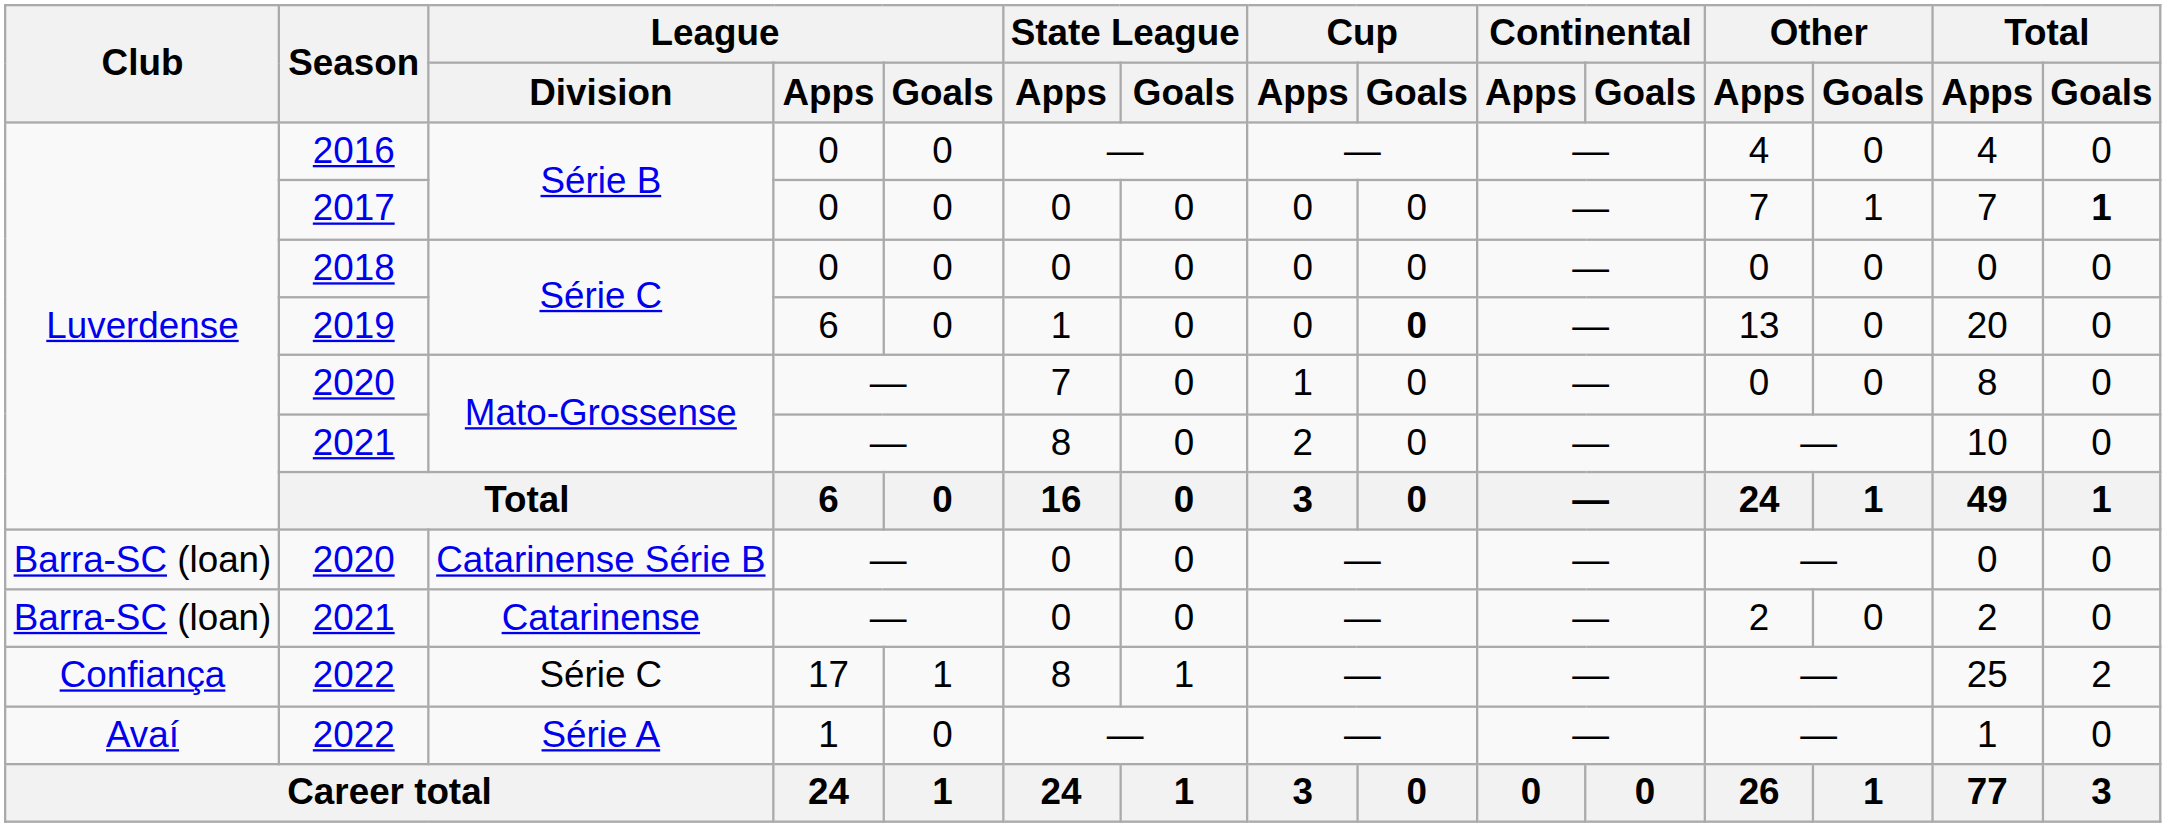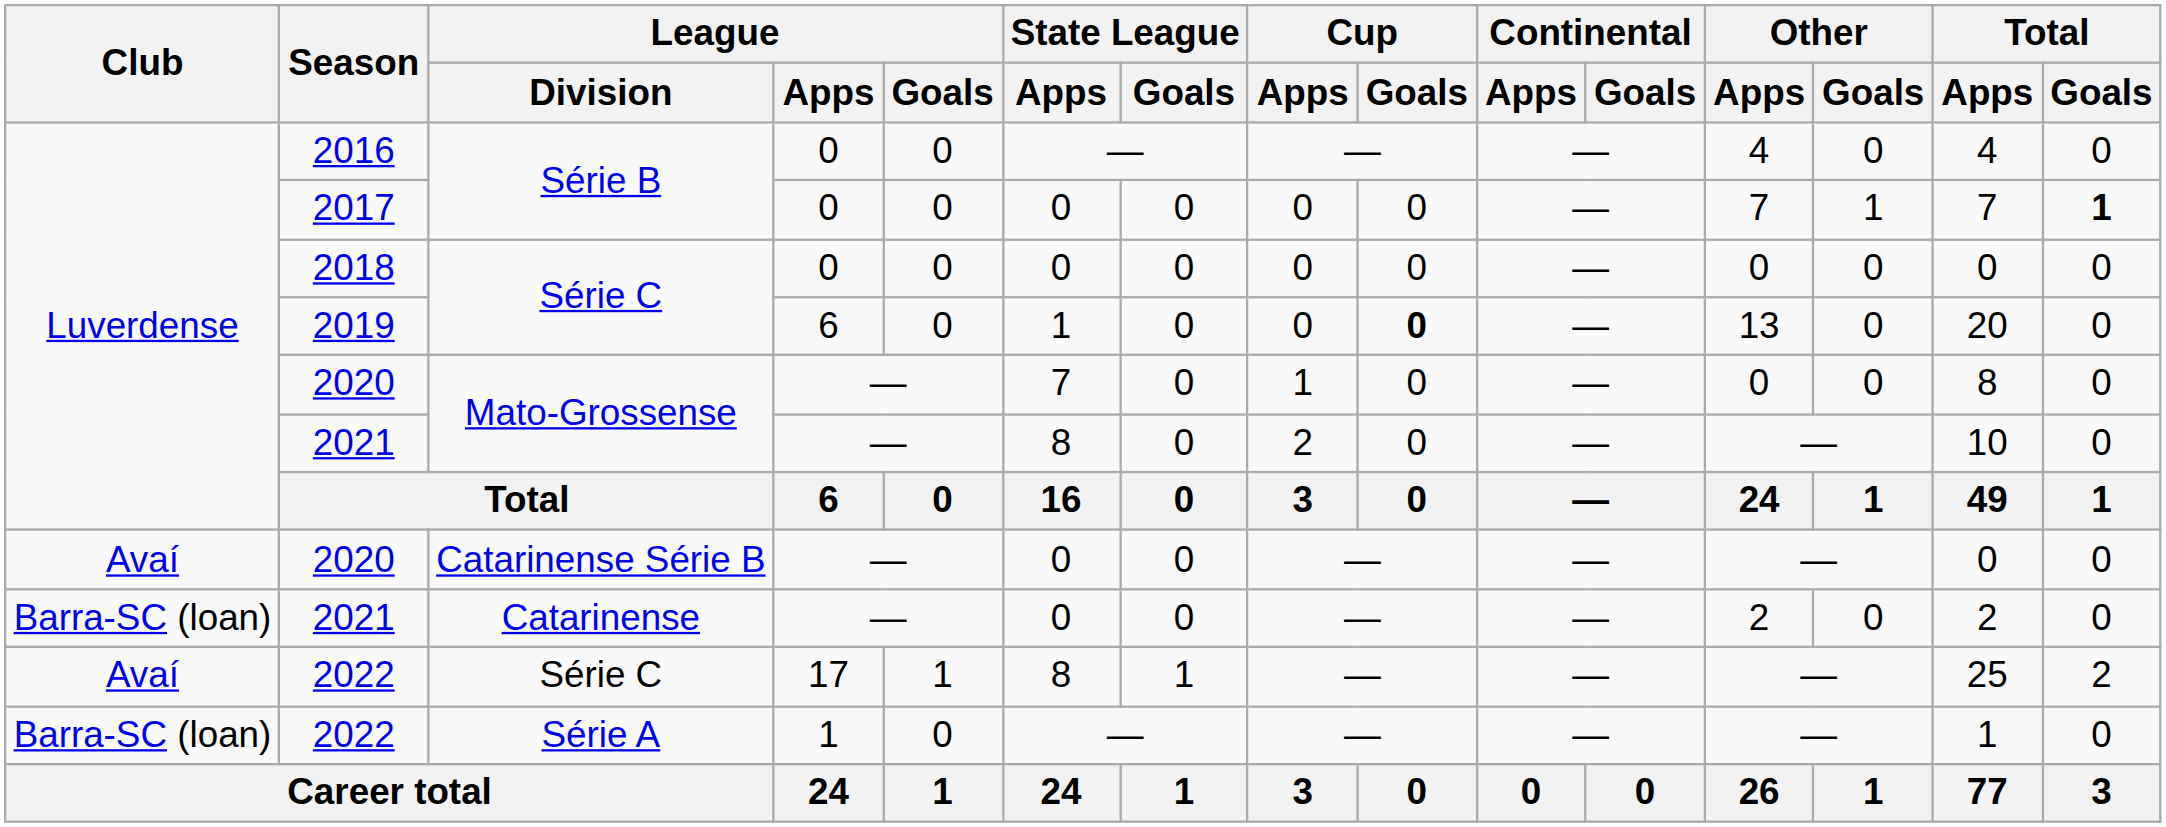(142, 558) Barra-SC (loan) -> (142, 558) Avaí
(142, 675) Confiança -> (142, 675) Avaí
(142, 734) Avaí -> (142, 734) Barra-SC (loan)
